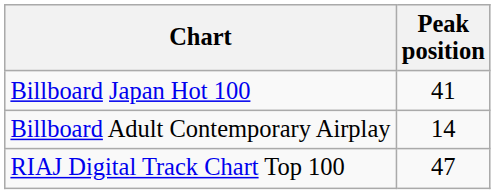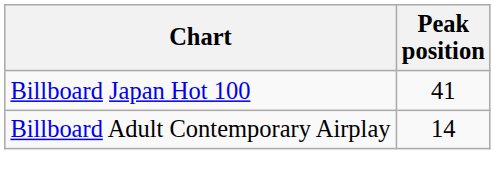- row: (178, 167)
